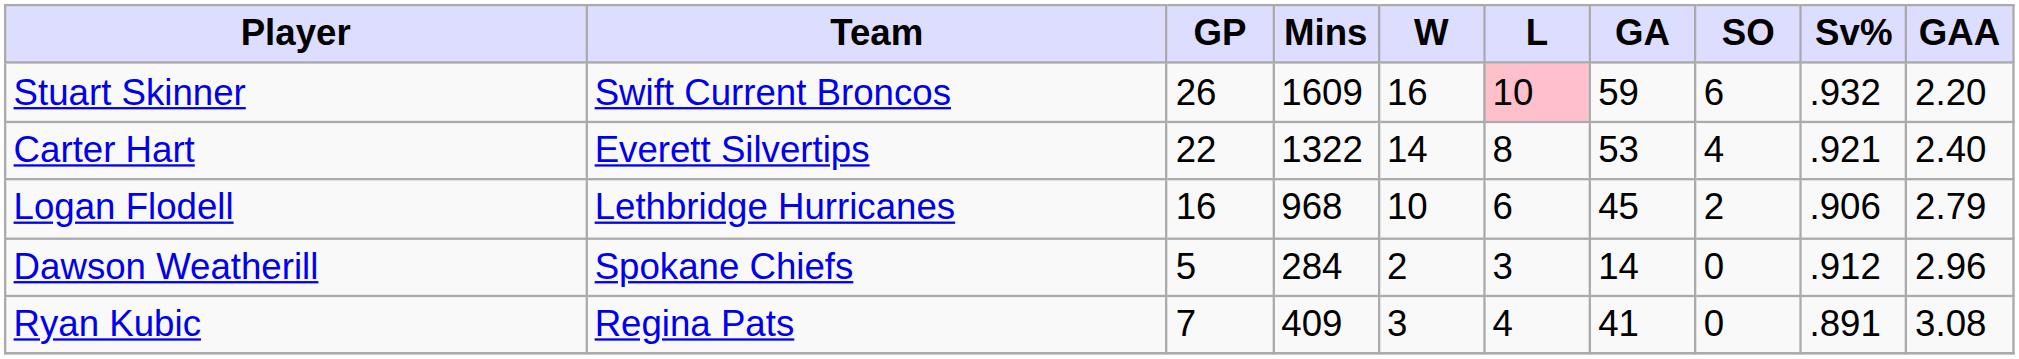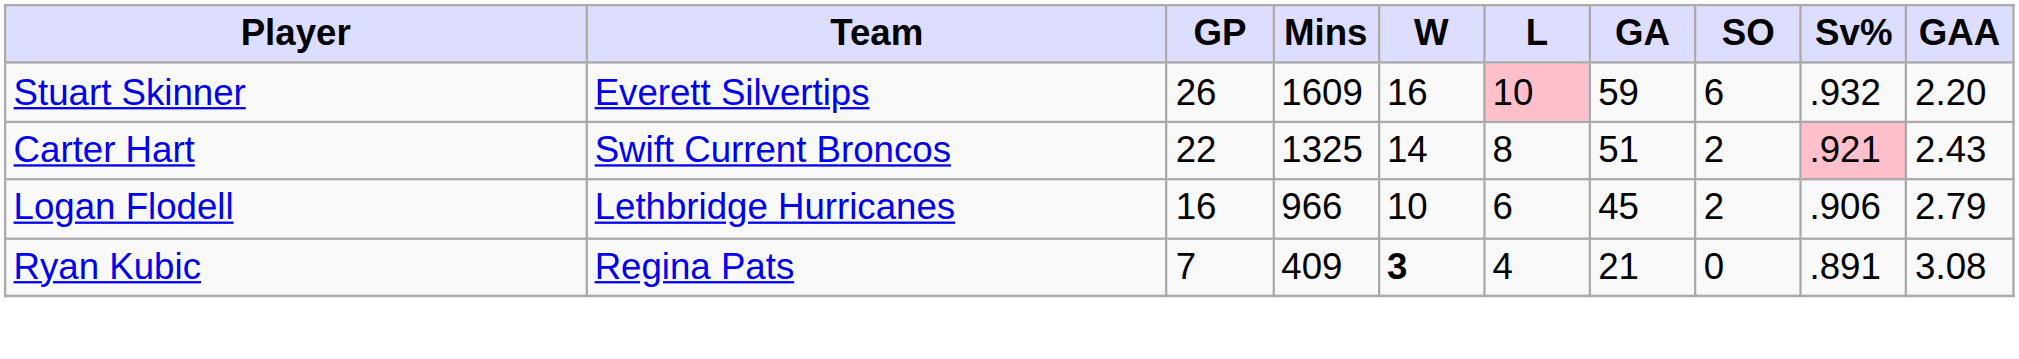(773, 91) Swift Current Broncos -> (732, 91) Everett Silvertips
(732, 149) Everett Silvertips -> (773, 149) Swift Current Broncos
(1322, 149) 1322 -> (1322, 149) 1325
(1619, 149) 53 -> (1619, 149) 51
(1714, 149) 4 -> (1714, 149) 2
(1845, 149) no background -> (1845, 149) pink background
(1951, 149) 2.40 -> (1951, 149) 2.43
(1312, 207) 968 -> (1312, 207) 966
- row: (166, 265)
(1397, 324) normal -> (1397, 265) bold
(1619, 324) 41 -> (1619, 265) 21
